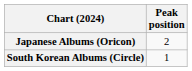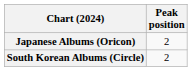(167, 58) 1 -> (167, 58) 2
